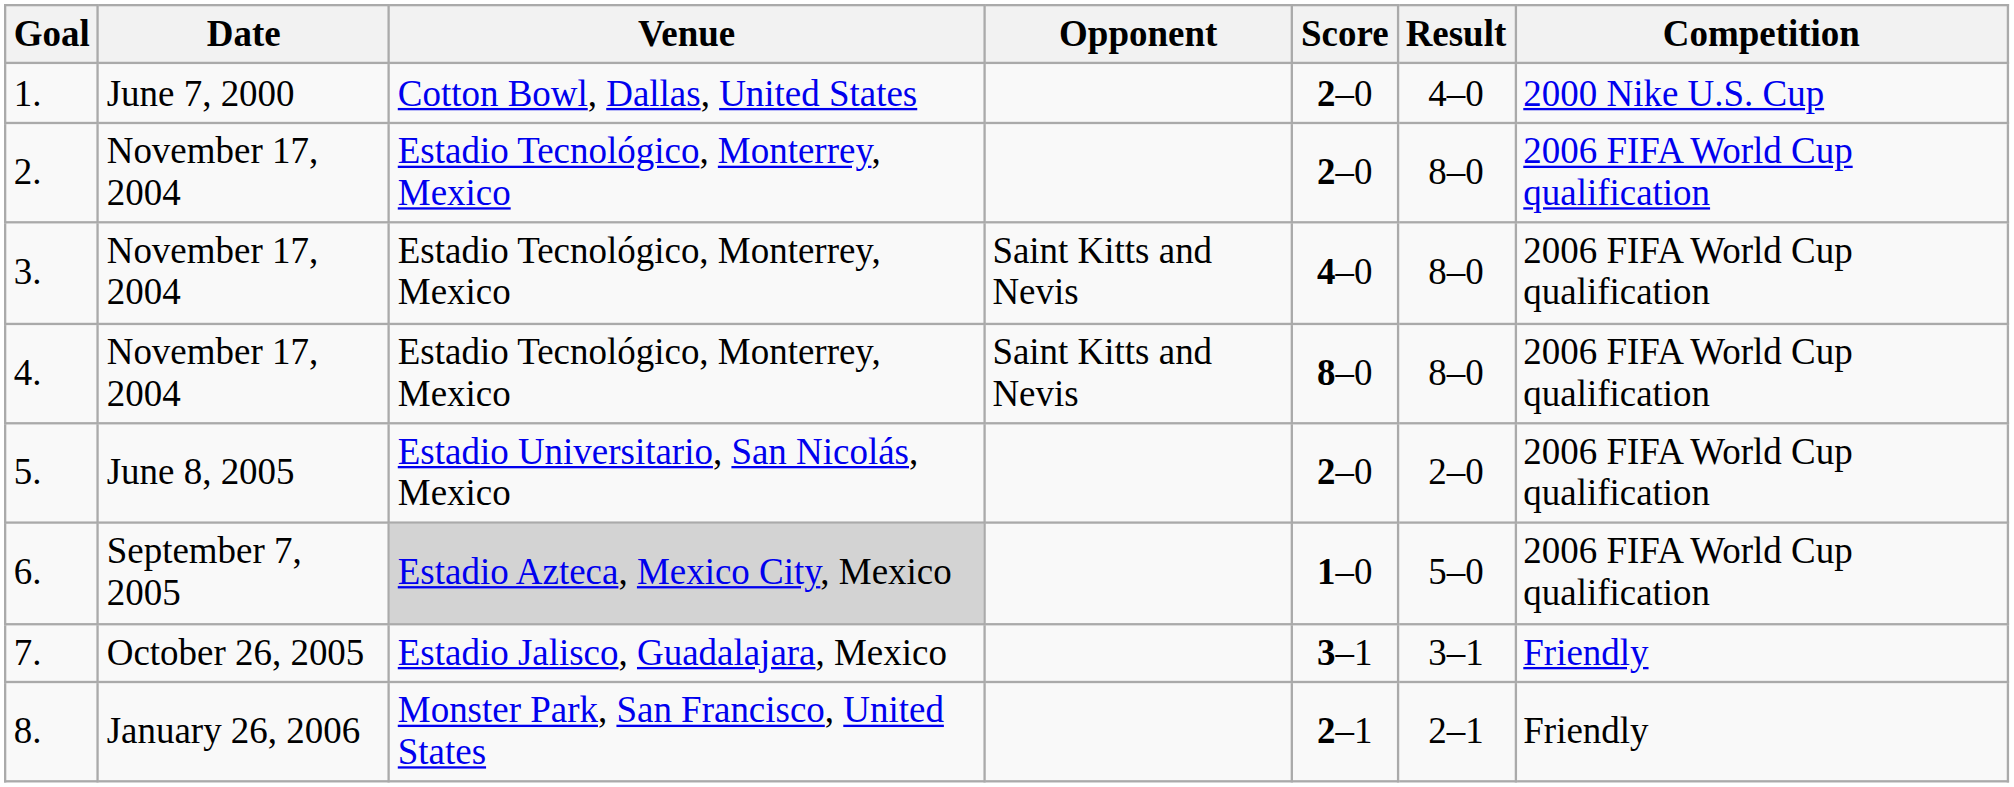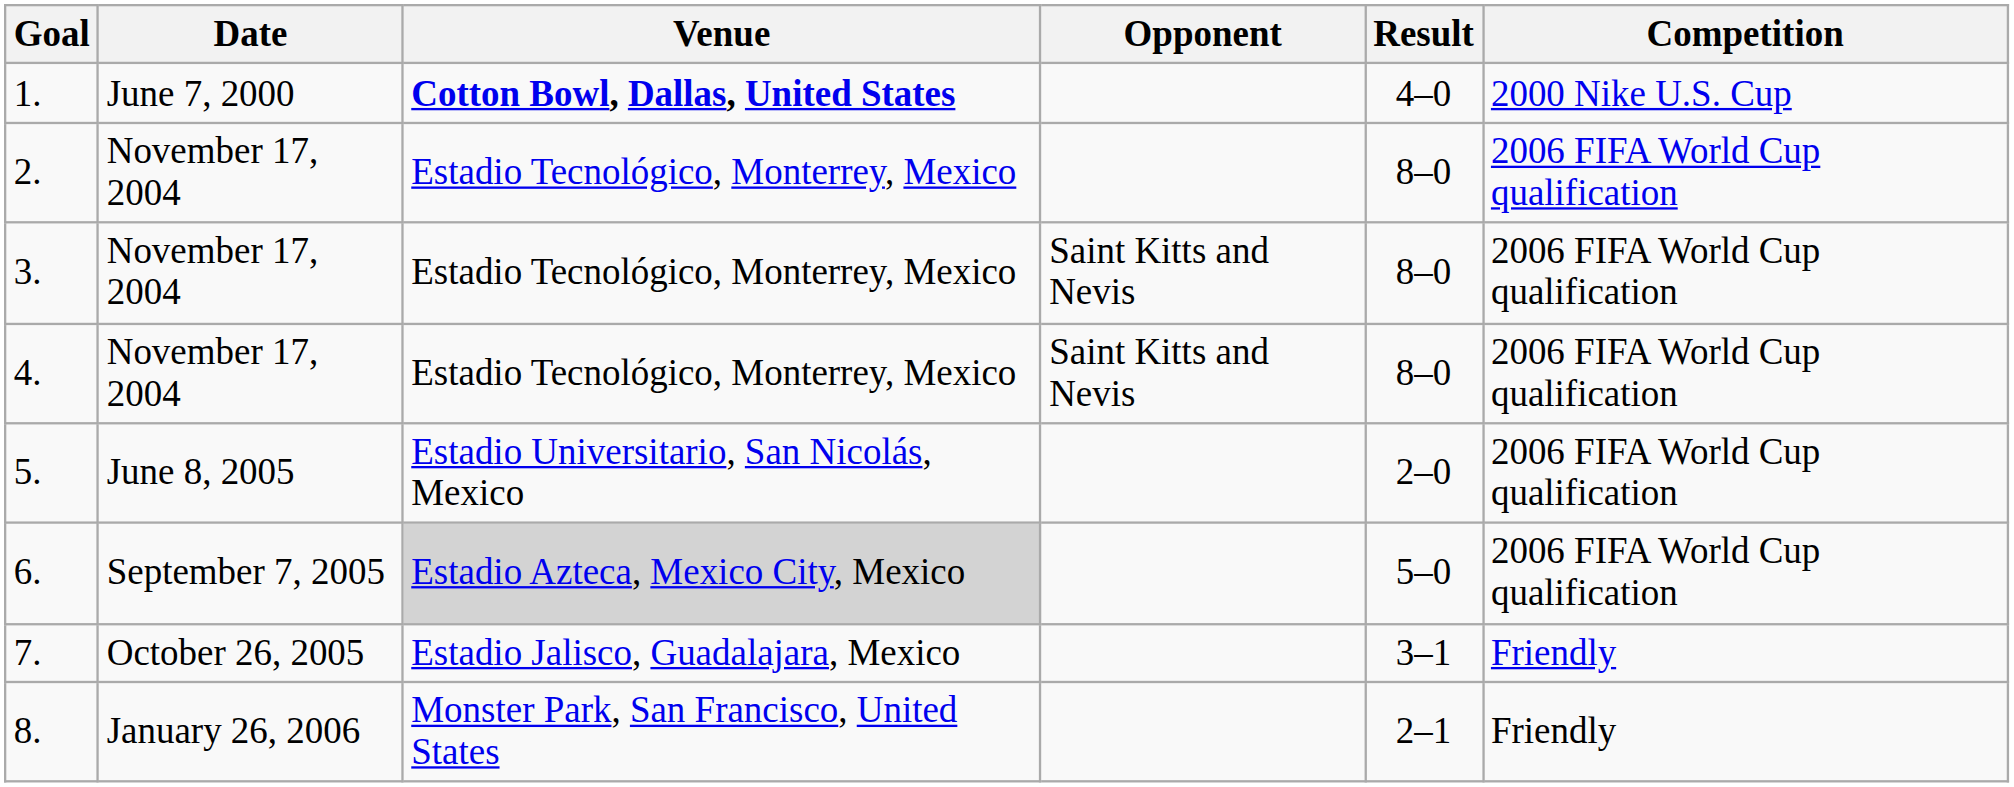- column: (1345, 33)
(658, 92) normal -> (683, 92) bold
